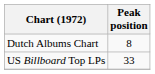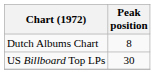(129, 60) 33 -> (129, 60) 30
